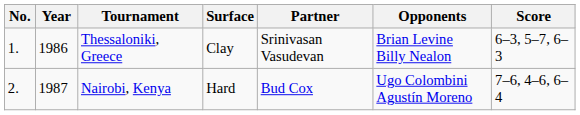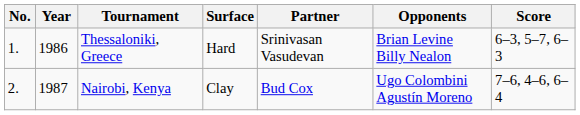(220, 47) Clay -> (221, 47) Hard
(221, 88) Hard -> (220, 88) Clay
